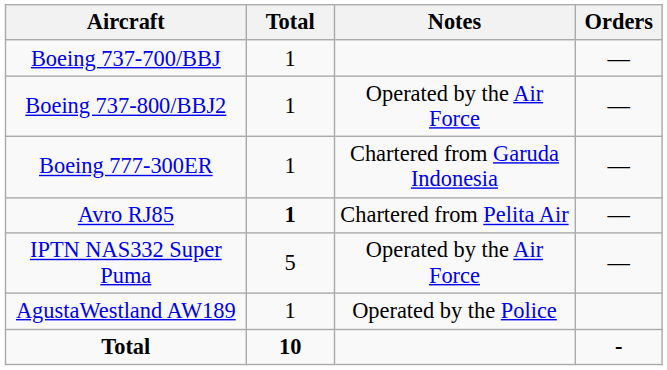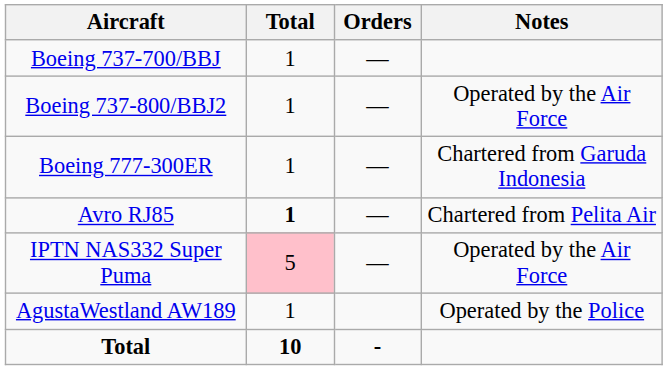columns swapped: (619, 22) <-> (454, 22)
(290, 262) no background -> (290, 262) pink background
